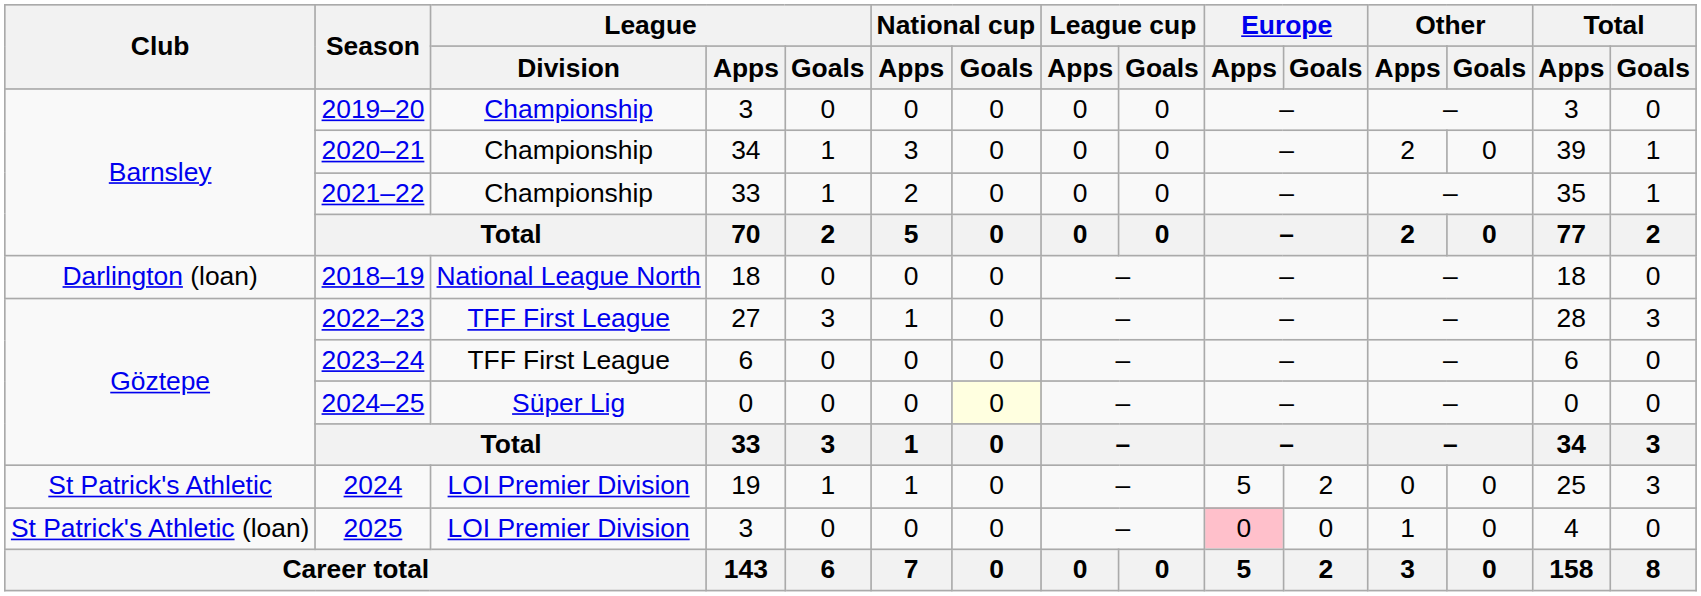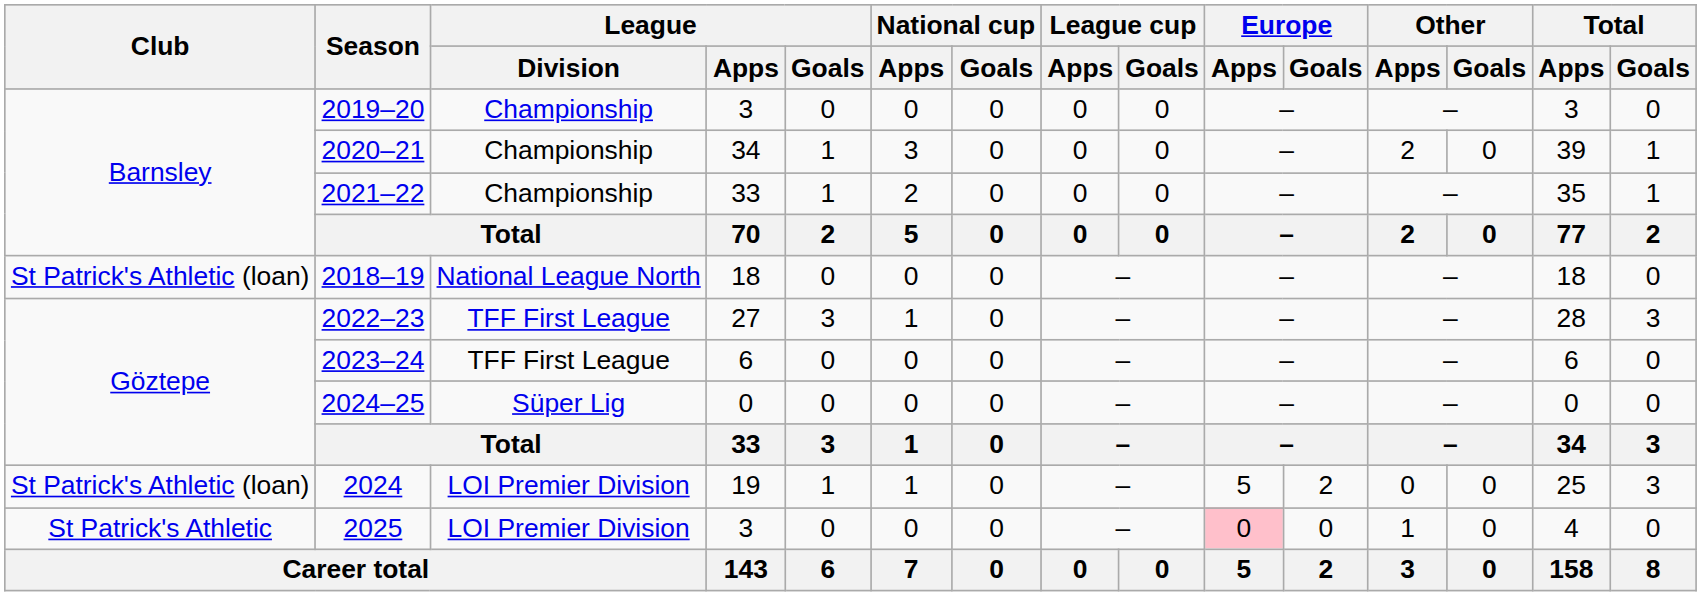(160, 276) Darlington (loan) -> (160, 276) St Patrick's Athletic (loan)
(997, 402) lightyellow background -> (997, 402) no background
(160, 485) St Patrick's Athletic -> (160, 485) St Patrick's Athletic (loan)
(160, 527) St Patrick's Athletic (loan) -> (160, 527) St Patrick's Athletic
